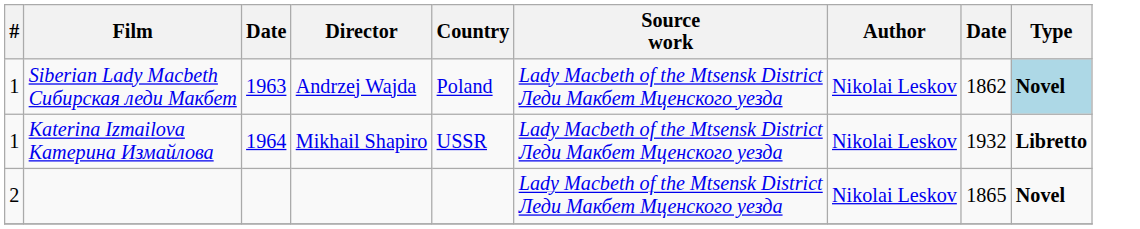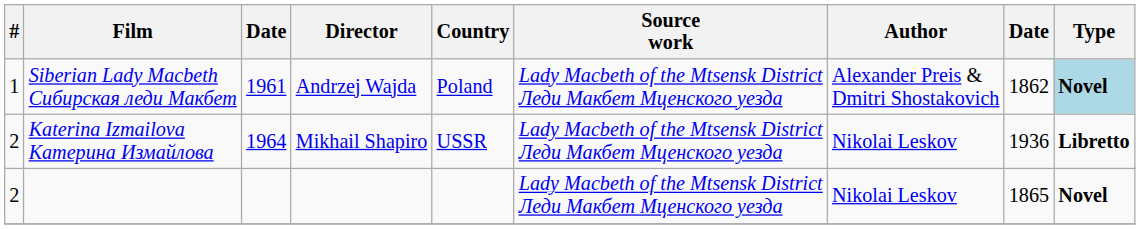(266, 86) 1963 -> (266, 86) 1961
(894, 86) Nikolai Leskov -> (916, 86) Alexander Preis & Dmitri Shostakovich
(14, 141) 1 -> (14, 141) 2
(986, 141) 1932 -> (1029, 141) 1936
